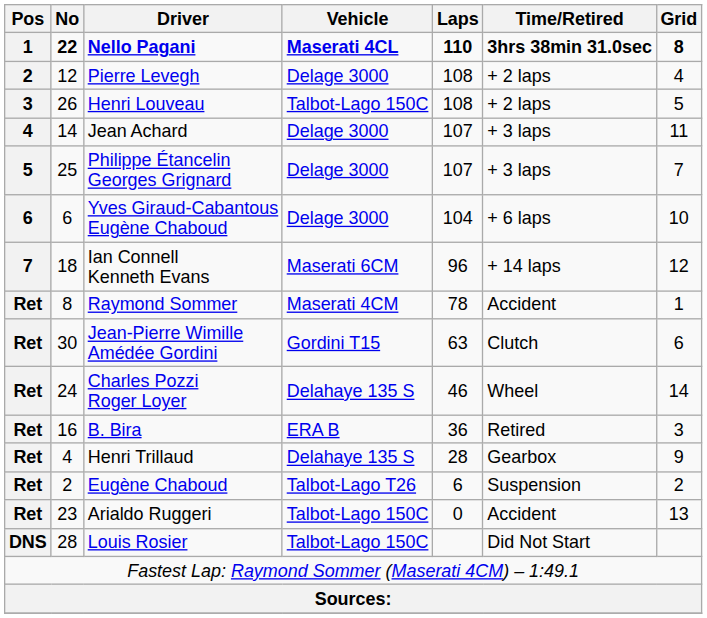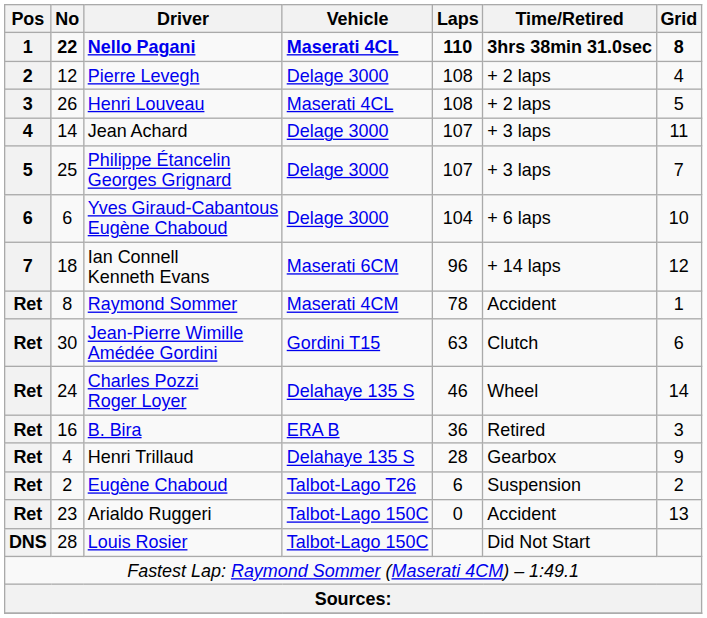(358, 103) Talbot-Lago 150C -> (340, 103) Maserati 4CL
